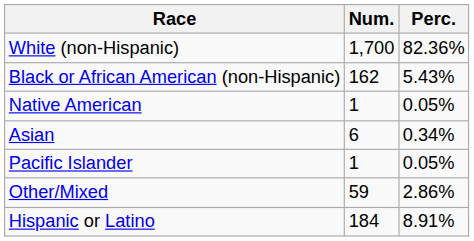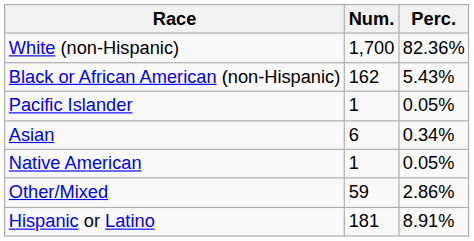rows swapped: (75, 105) <-> (71, 163)
(364, 221) 184 -> (364, 221) 181
